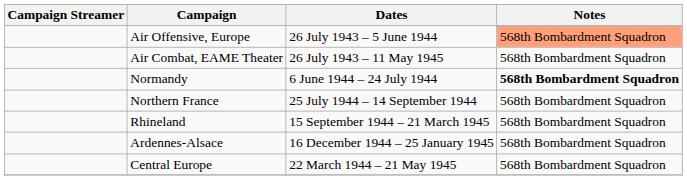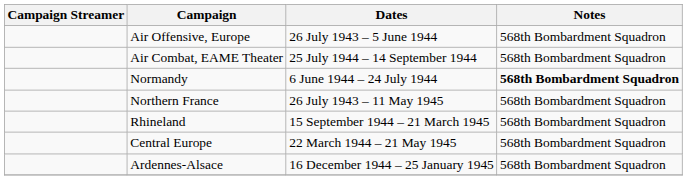(583, 36) lightsalmon background -> (583, 36) no background
(366, 57) 26 July 1943 – 11 May 1945 -> (383, 57) 25 July 1944 – 14 September 1944
(383, 100) 25 July 1944 – 14 September 1944 -> (366, 100) 26 July 1943 – 11 May 1945
rows swapped: (177, 143) <-> (171, 164)
